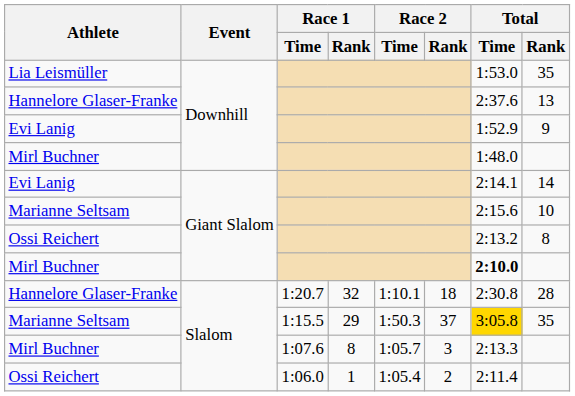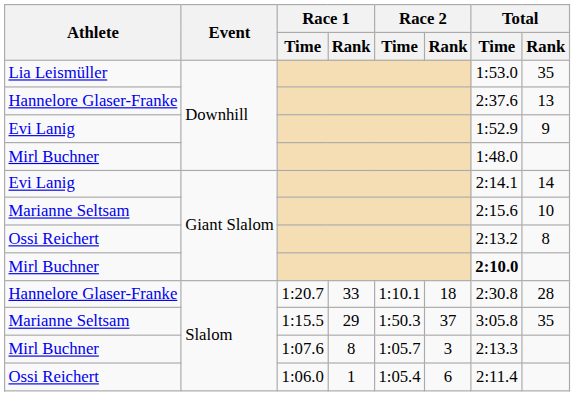(351, 294) 32 -> (351, 294) 33
(497, 321) gold background -> (497, 321) no background
(448, 376) 2 -> (448, 376) 6
